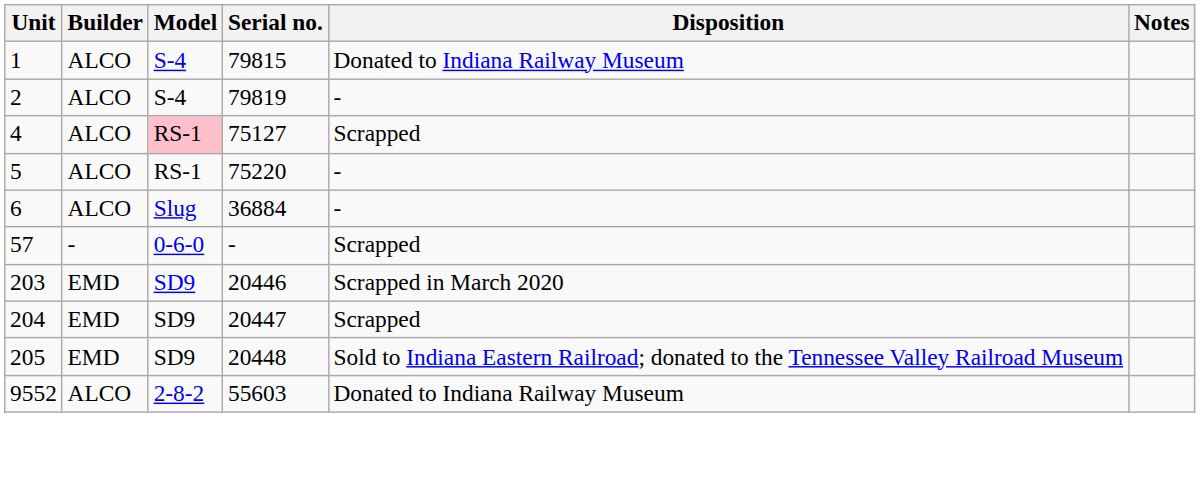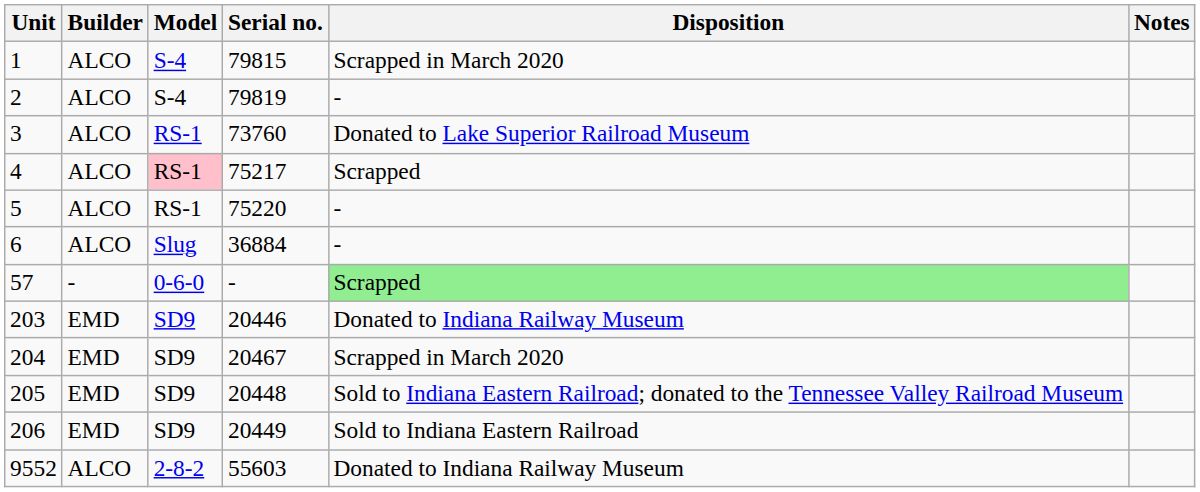(509, 60) Donated to Indiana Railway Museum -> (449, 60) Scrapped in March 2020
+ row: (16, 134)
(257, 134) 75127 -> (257, 171) 75217
(377, 245) no background -> (377, 282) lightgreen background
(449, 282) Scrapped in March 2020 -> (509, 319) Donated to Indiana Railway Museum
(257, 319) 20447 -> (257, 356) 20467
(377, 319) Scrapped -> (449, 356) Scrapped in March 2020
+ row: (28, 430)
